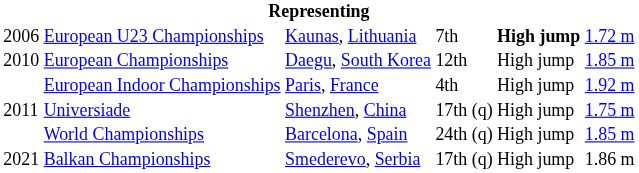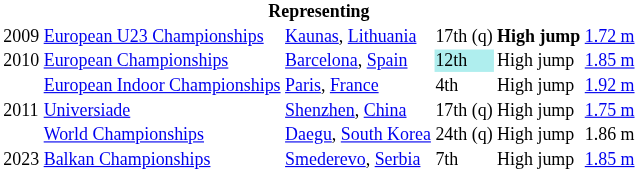(21, 36) 2006 -> (21, 36) 2009
(447, 36) 7th -> (464, 36) 17th (q)
(358, 60) Daegu, South Korea -> (346, 60) Barcelona, Spain
(451, 60) no background -> (451, 60) paleturquoise background
(346, 134) Barcelona, Spain -> (358, 134) Daegu, South Korea
(610, 134) 1.85 m -> (610, 134) 1.86 m
(21, 159) 2021 -> (21, 159) 2023
(464, 159) 17th (q) -> (447, 159) 7th
(610, 159) 1.86 m -> (610, 159) 1.85 m
